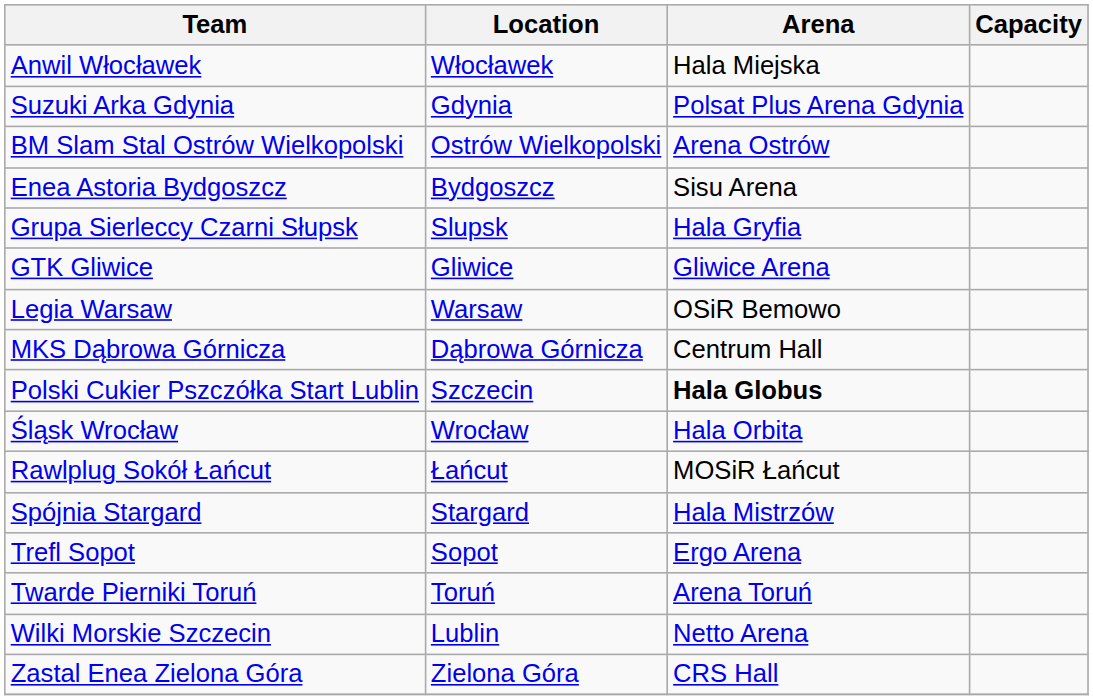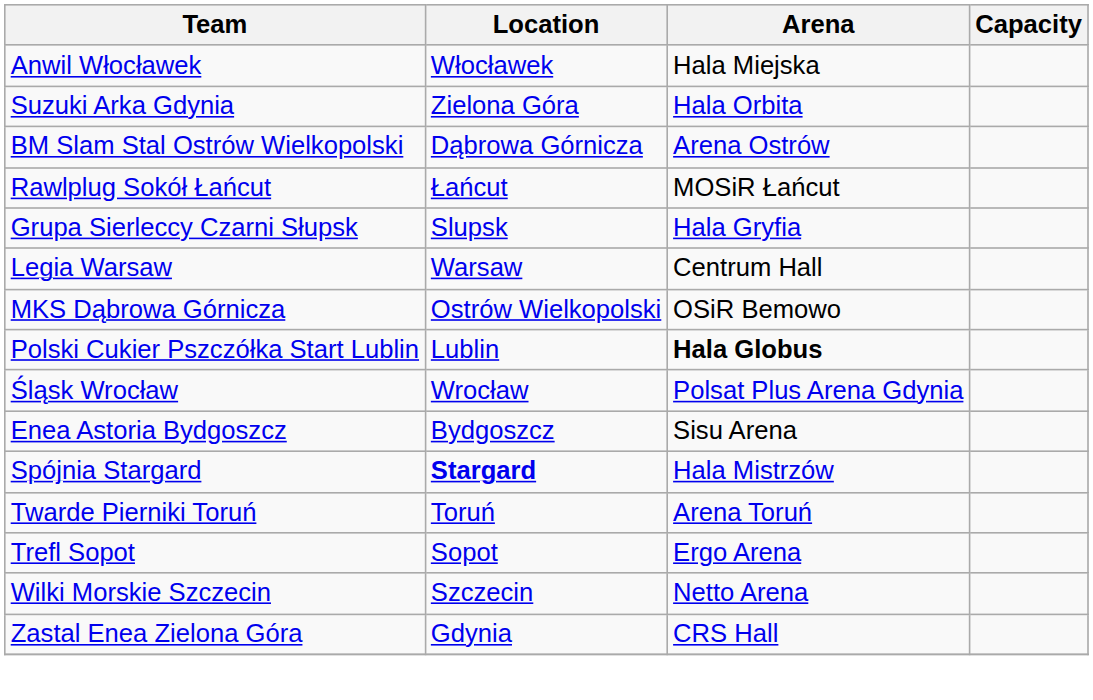(471, 106) Gdynia -> (505, 106) Zielona Góra
(818, 106) Polsat Plus Arena Gdynia -> (738, 106) Hala Orbita
(546, 146) Ostrów Wielkopolski -> (537, 146) Dąbrowa Górnicza
rows swapped: (149, 187) <-> (141, 471)
- row: (82, 268)
(757, 308) OSiR Bemowo -> (748, 268) Centrum Hall
(537, 349) Dąbrowa Górnicza -> (546, 308) Ostrów Wielkopolski
(748, 349) Centrum Hall -> (757, 308) OSiR Bemowo
(482, 390) Szczecin -> (465, 349) Lublin
(738, 430) Hala Orbita -> (818, 390) Polsat Plus Arena Gdynia
(480, 512) normal -> (483, 471) bold
rows swapped: (73, 552) <-> (134, 593)
(465, 633) Lublin -> (482, 593) Szczecin
(505, 674) Zielona Góra -> (471, 633) Gdynia
